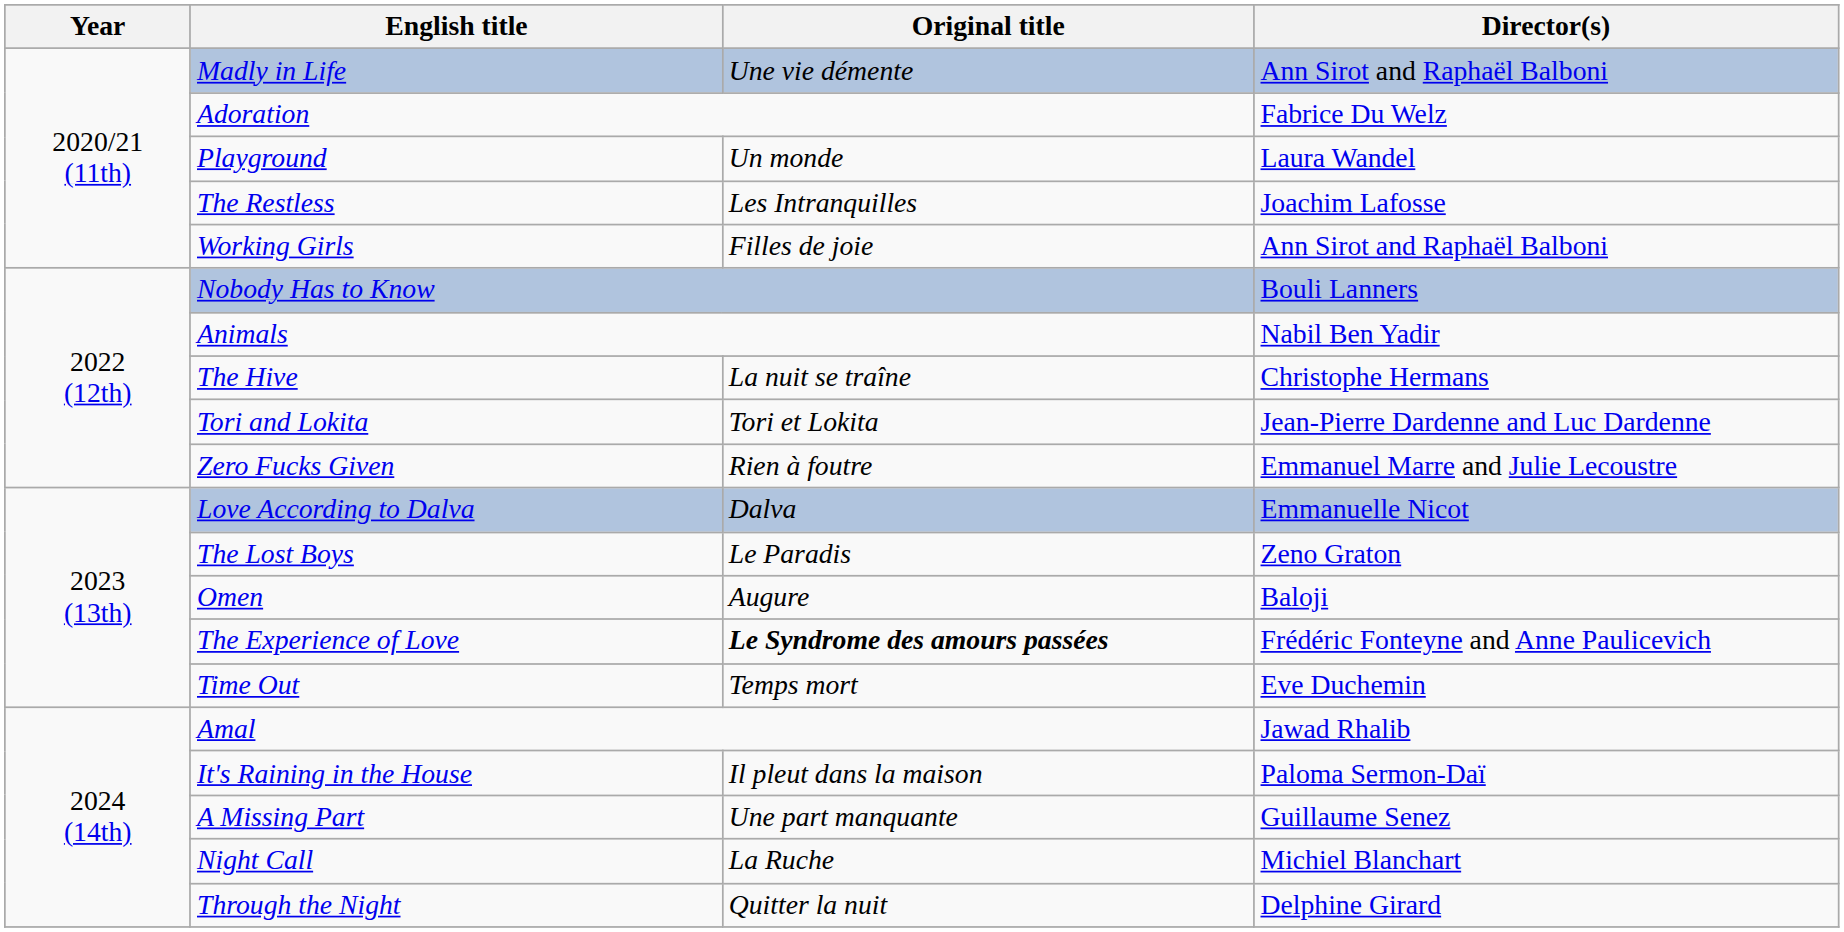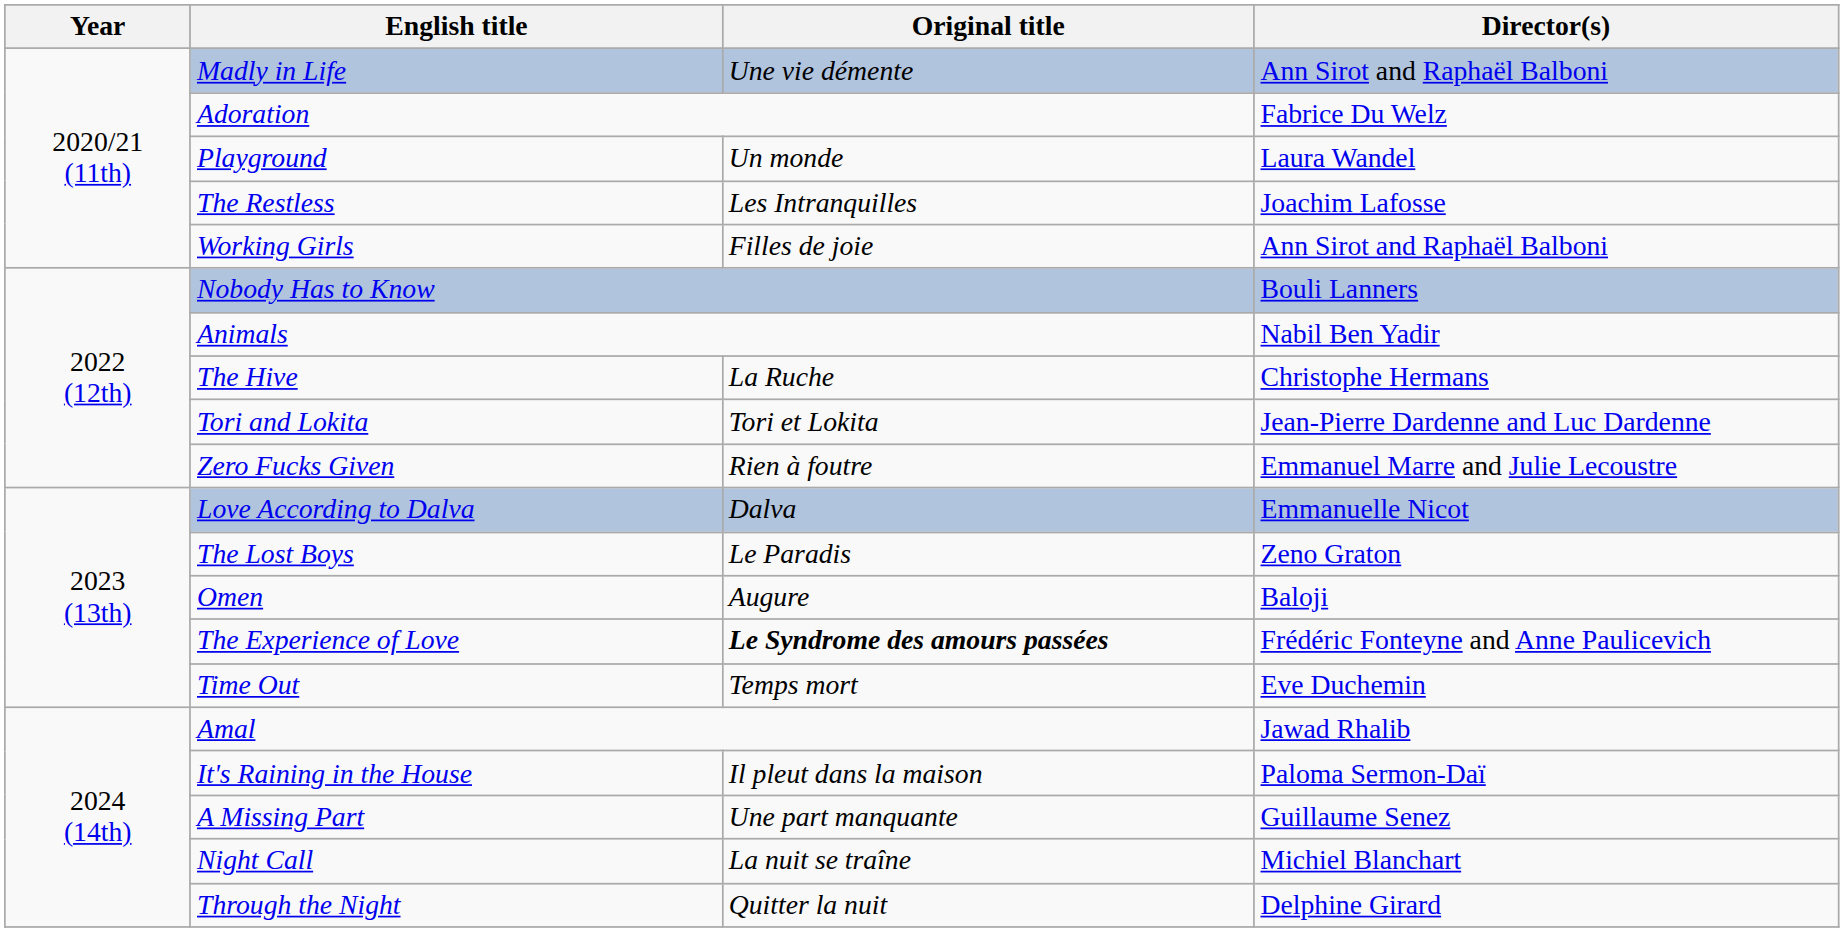(820, 377) La nuit se traîne -> (781, 377) La Ruche
(781, 860) La Ruche -> (820, 860) La nuit se traîne
